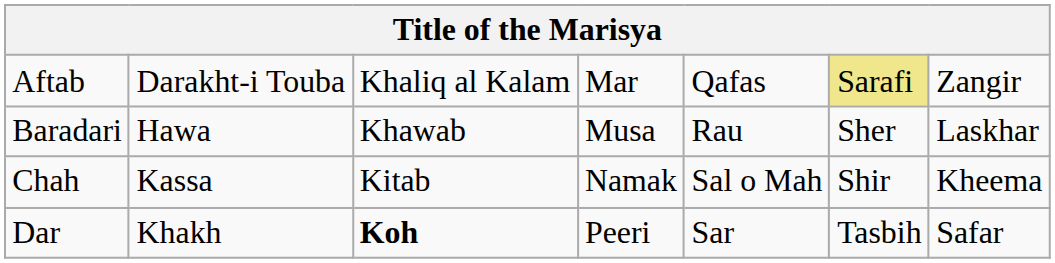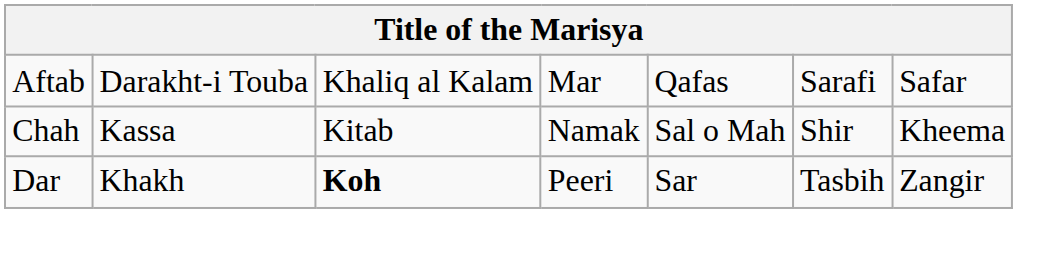(875, 80) khaki background -> (838, 80) no background
(979, 80) Zangir -> (933, 80) Safar
- row: (67, 130)
(970, 231) Safar -> (942, 181) Zangir
